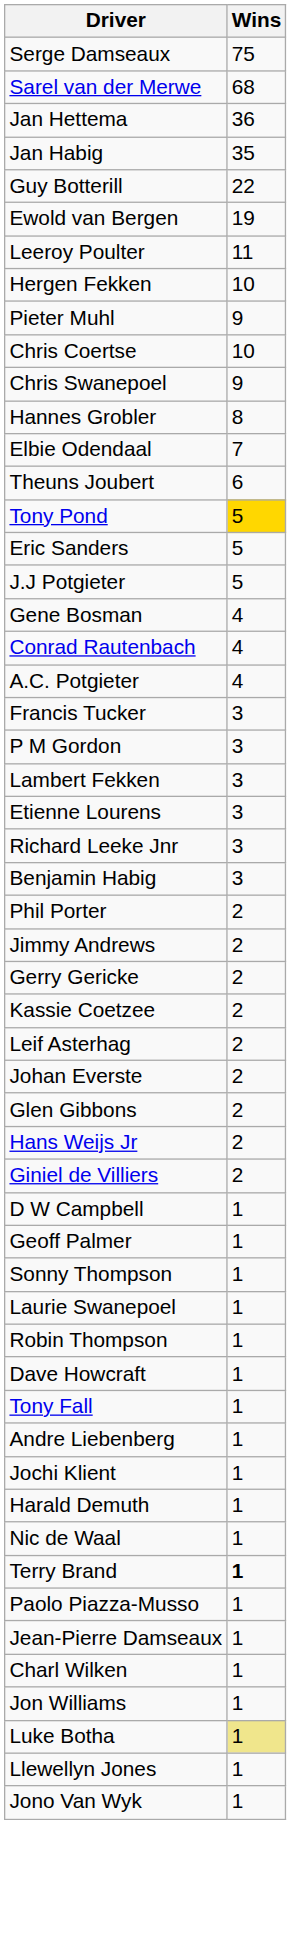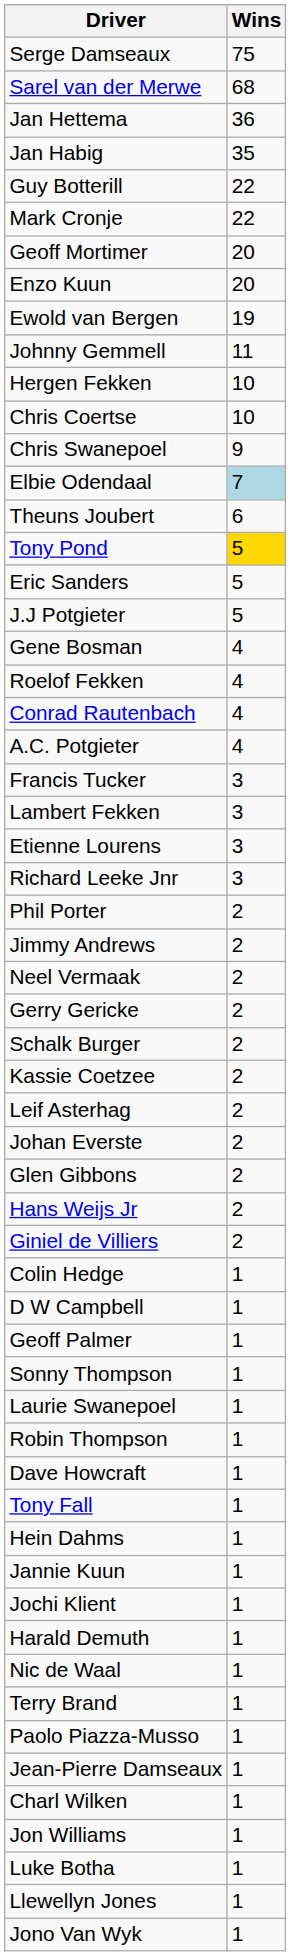+ row: (66, 218)
+ row: (79, 251)
+ row: (60, 284)
+ row: (87, 350)
- row: (77, 251)
- row: (62, 317)
- row: (83, 416)
(238, 449) no background -> (238, 482) lightblue background
+ row: (77, 680)
- row: (65, 746)
- row: (83, 878)
+ row: (75, 977)
+ row: (75, 1043)
+ row: (67, 1274)
+ row: (67, 1538)
- row: (92, 1439)
+ row: (67, 1571)
(238, 1571) bold -> (238, 1703) normal
(238, 1736) khaki background -> (238, 1868) no background
